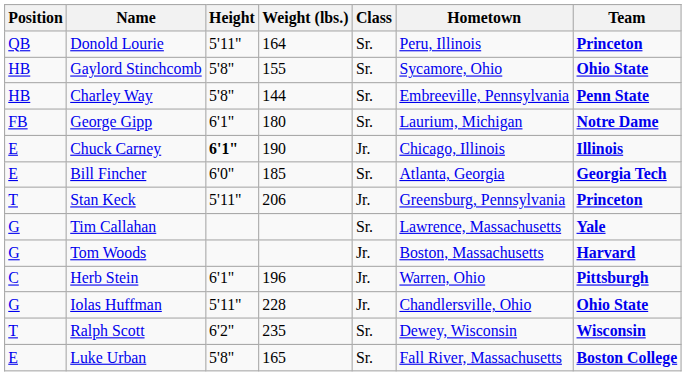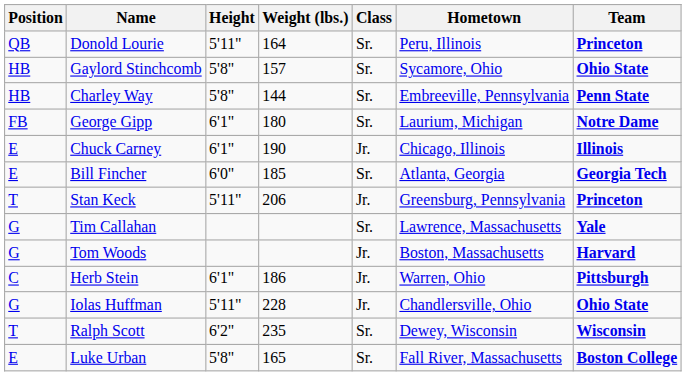(274, 70) 155 -> (274, 70) 157
(224, 148) bold -> (222, 148) normal
(274, 279) 196 -> (274, 279) 186
